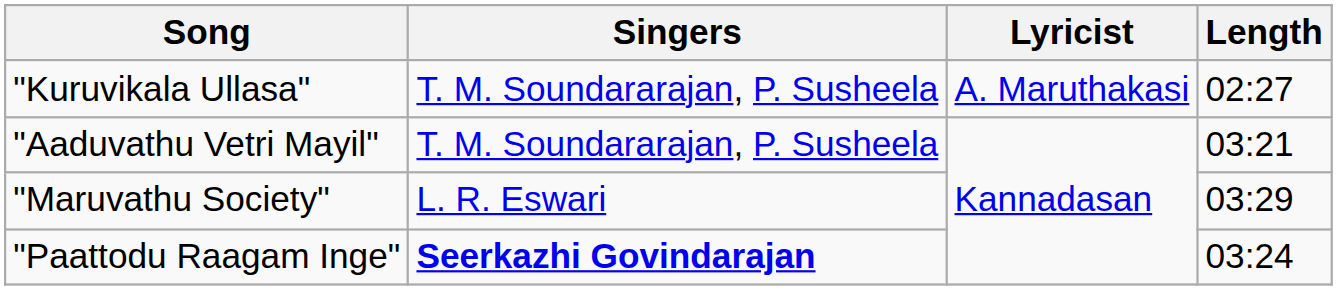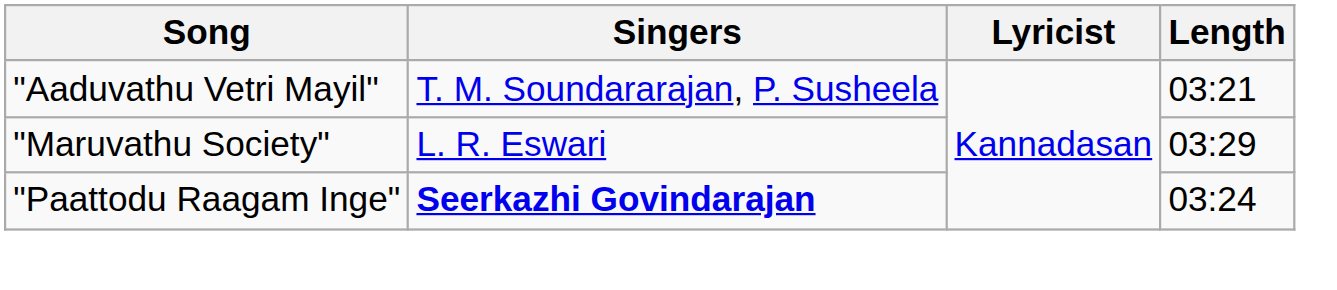- row: (162, 88)
